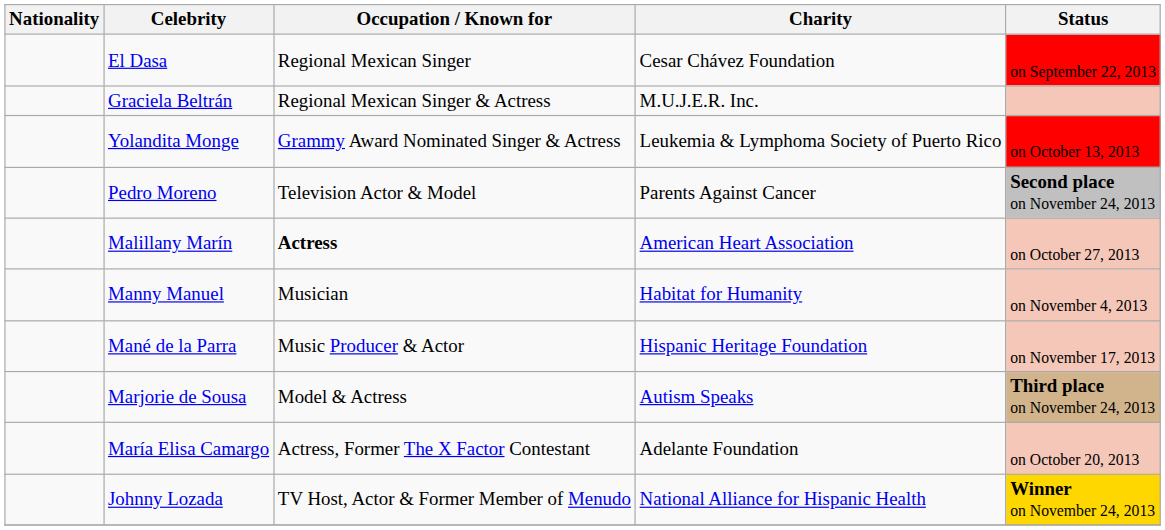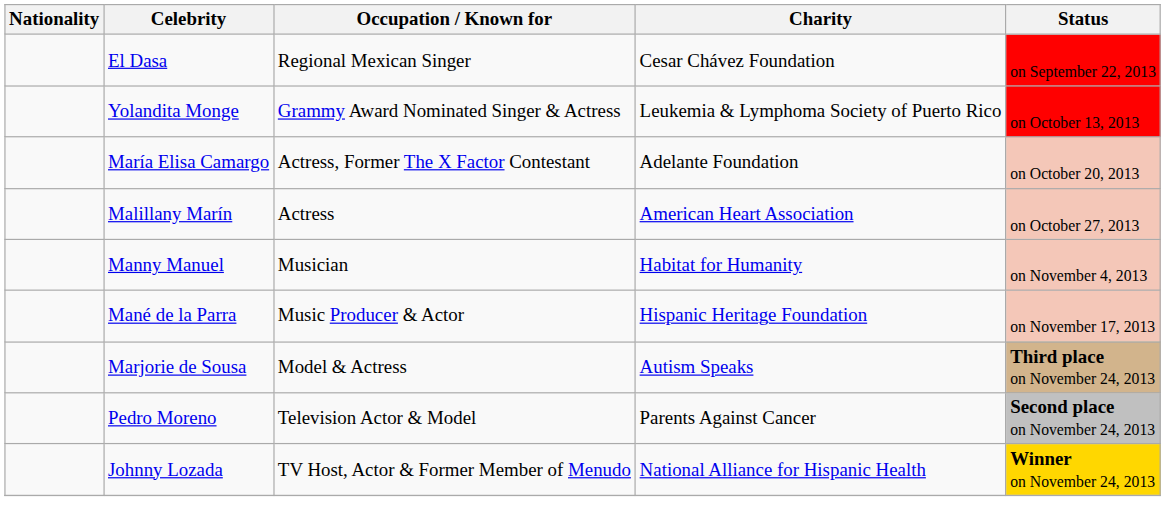- row: (170, 100)
rows swapped: (189, 448) <-> (162, 192)
(308, 243) bold -> (306, 213) normal
